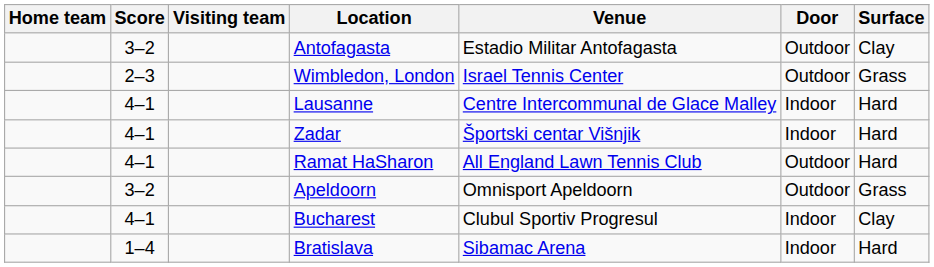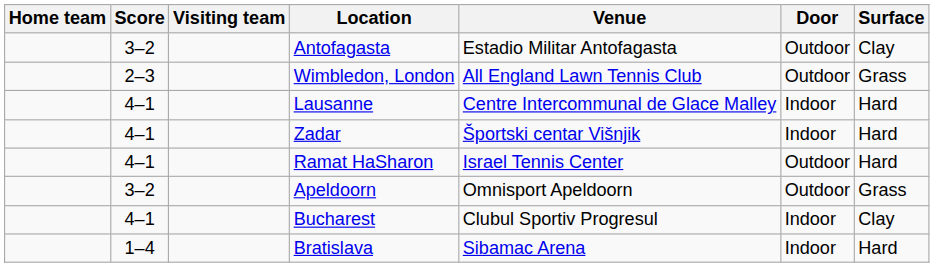(543, 76) Israel Tennis Center -> (582, 76) All England Lawn Tennis Club
(582, 162) All England Lawn Tennis Club -> (543, 162) Israel Tennis Center
